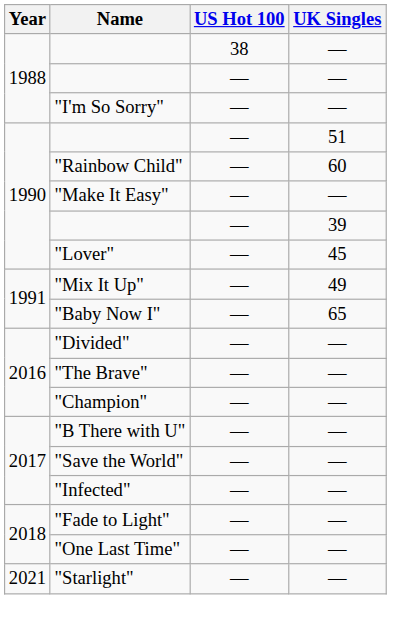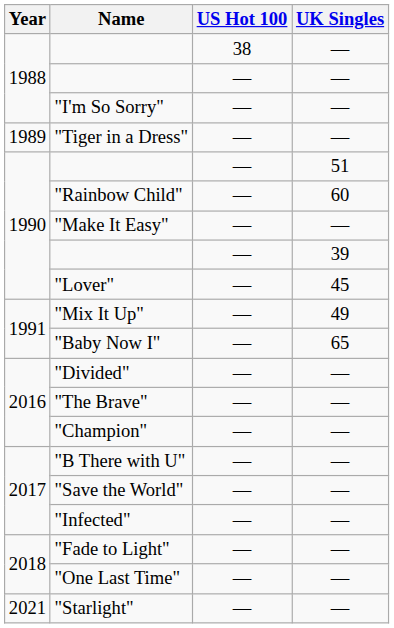+ row: (121, 136)
